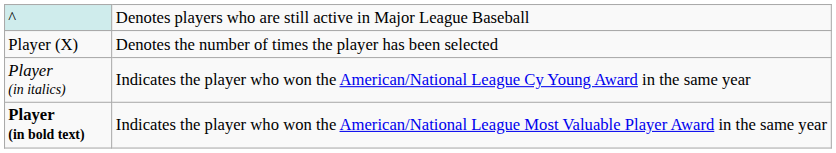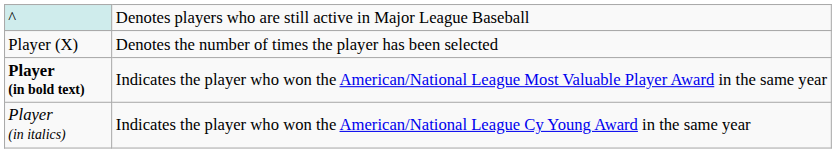rows swapped: (46, 124) <-> (37, 79)
